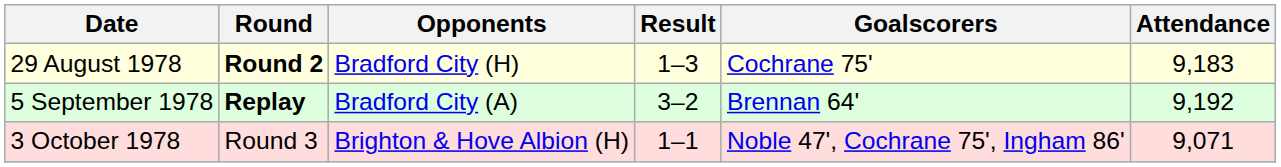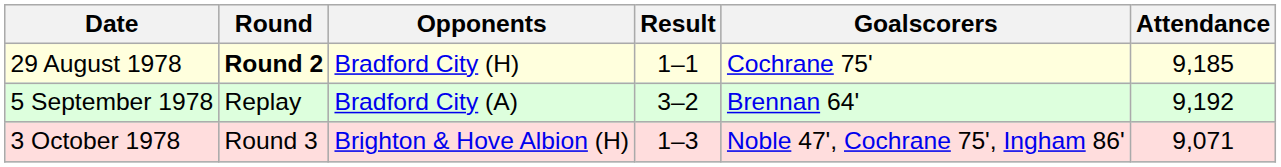(678, 63) 1–3 -> (678, 63) 1–1
(1203, 63) 9,183 -> (1203, 63) 9,185
(265, 102) bold -> (263, 102) normal
(678, 141) 1–1 -> (678, 141) 1–3
